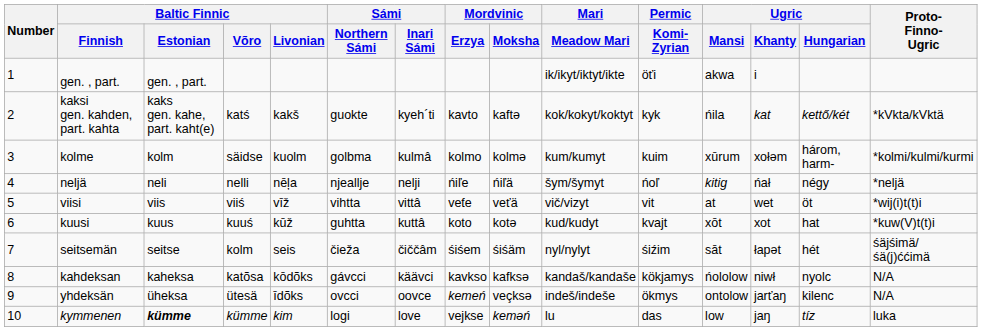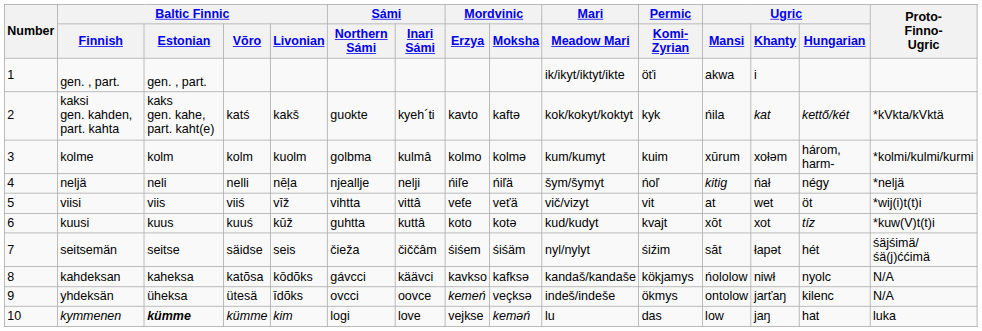(245, 156) säidse -> (240, 156) kolm
(811, 223) hat -> (809, 223) tíz
(240, 249) kolm -> (245, 249) säidse
(809, 316) tíz -> (811, 316) hat
